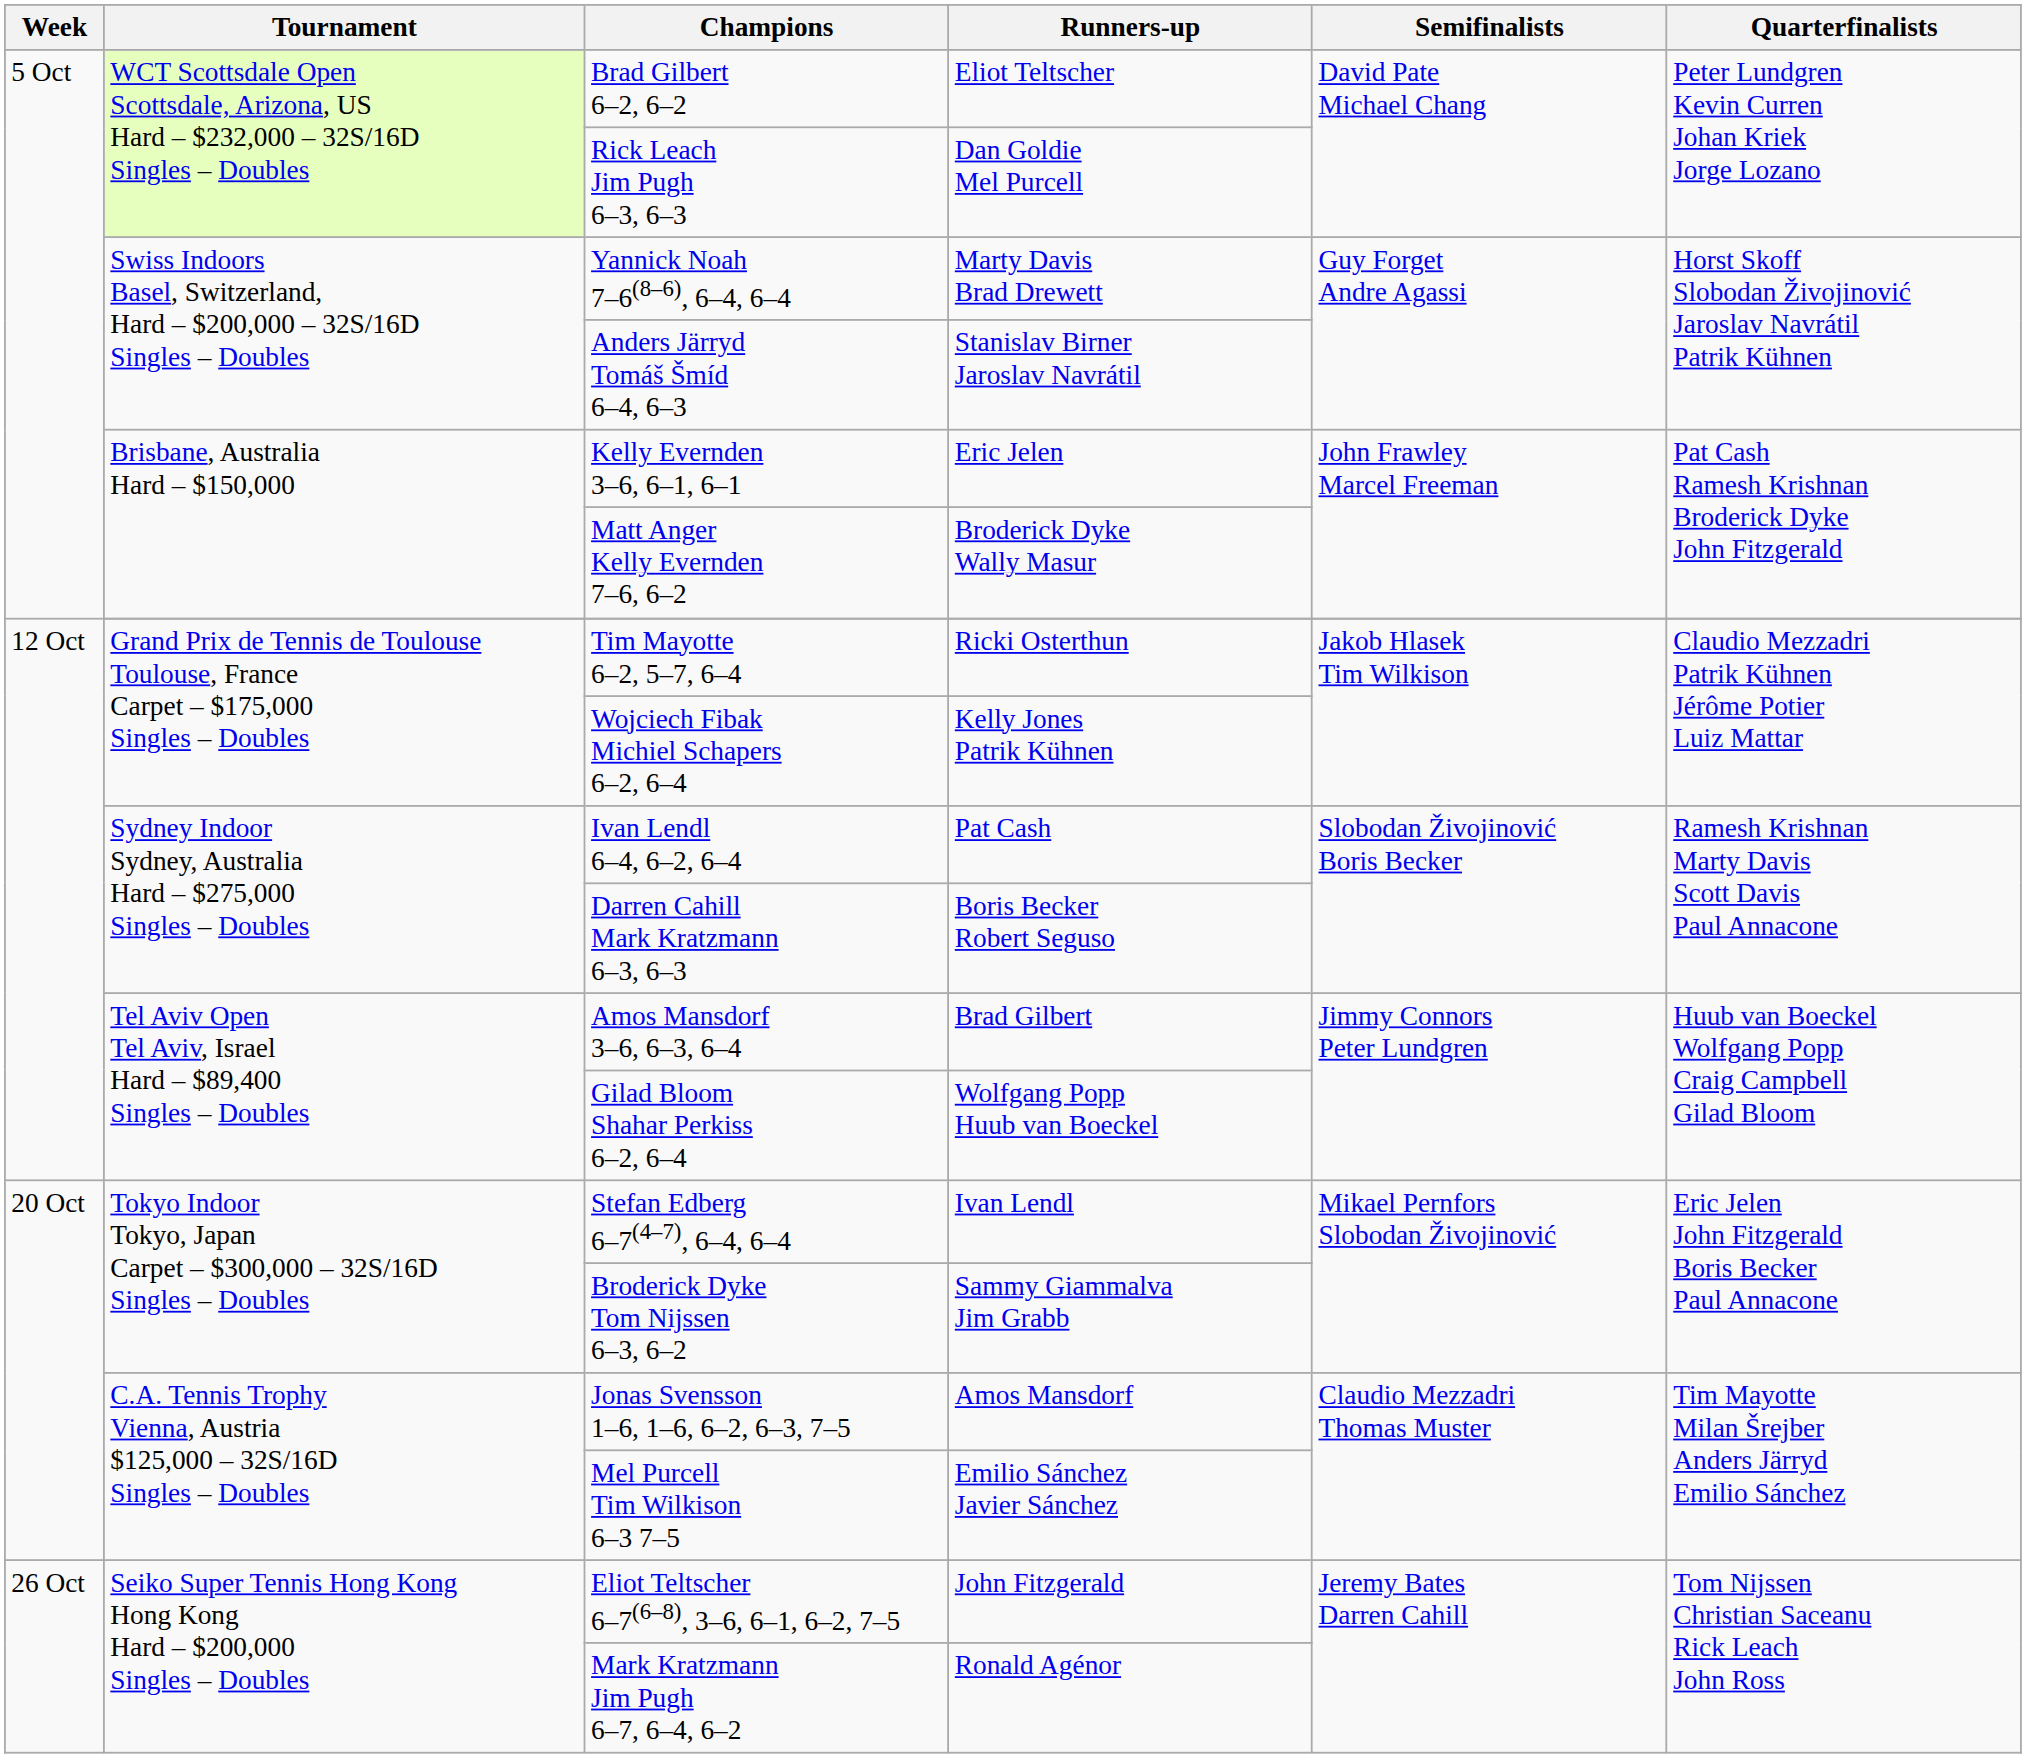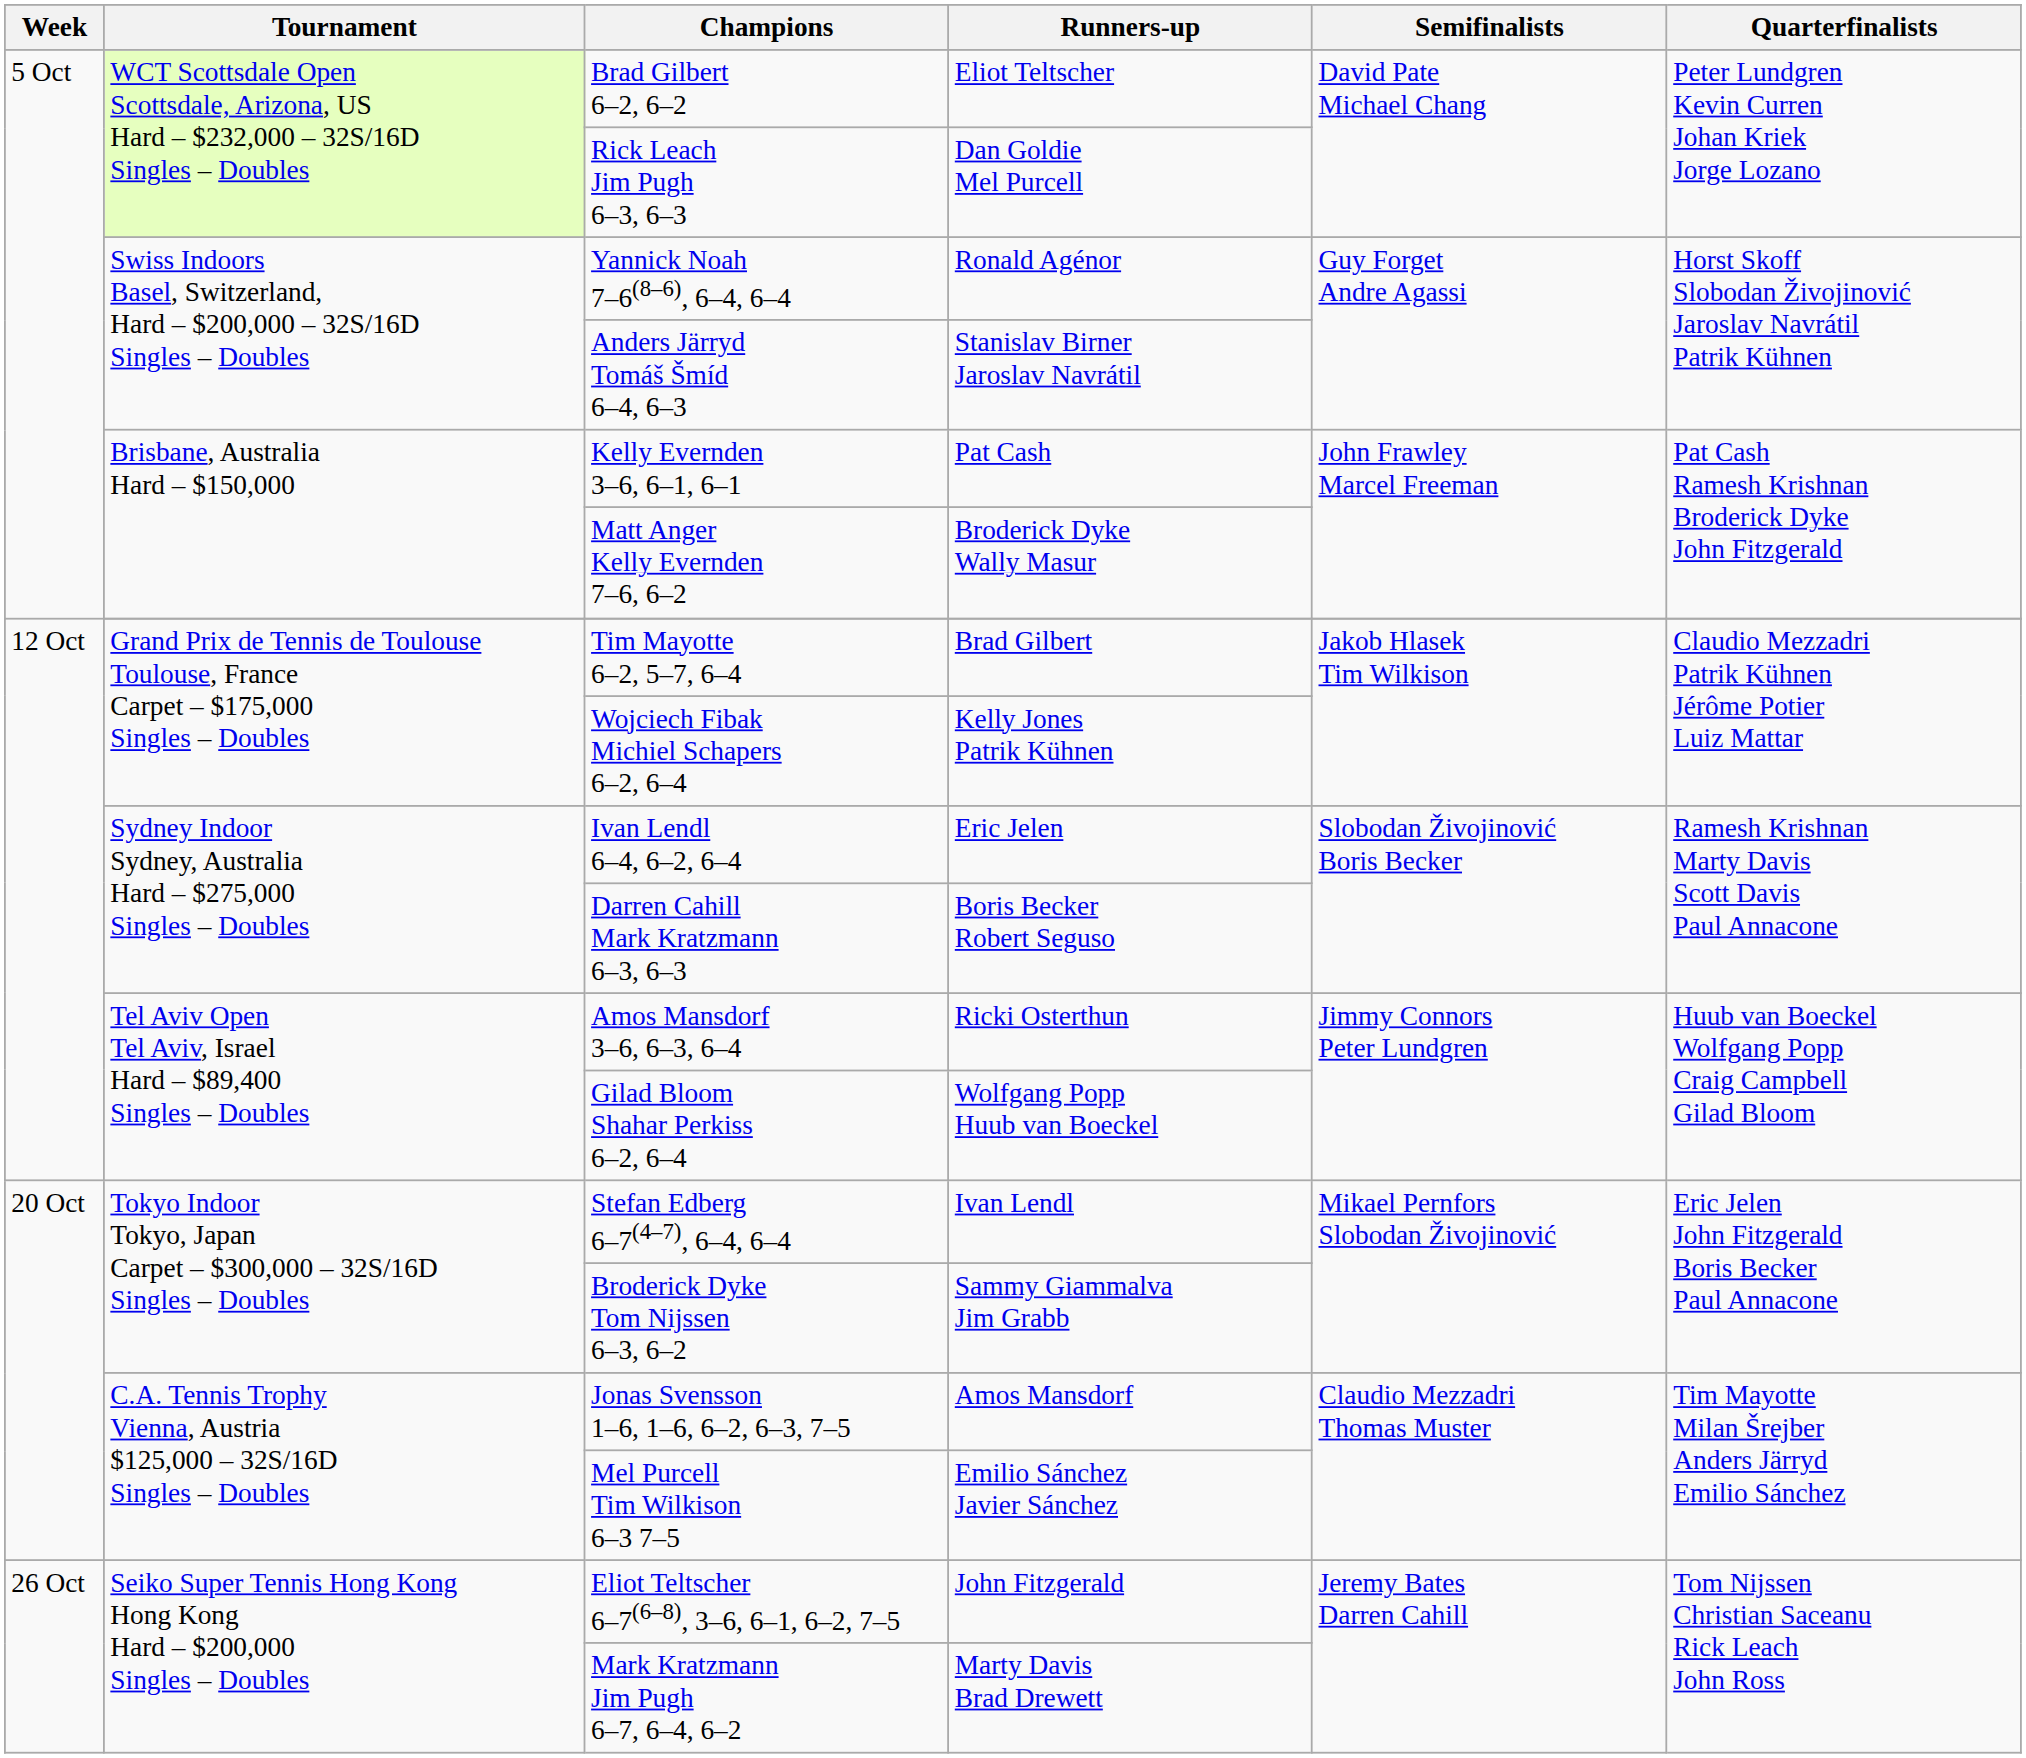(1029, 275) Marty Davis Brad Drewett -> (1038, 259) Ronald Agénor
(1009, 452) Eric Jelen -> (1003, 452) Pat Cash
(1042, 640) Ricki Osterthun -> (1024, 640) Brad Gilbert
(1003, 827) Pat Cash -> (1009, 827) Eric Jelen
(1024, 1014) Brad Gilbert -> (1042, 1014) Ricki Osterthun
(1038, 1665) Ronald Agénor -> (1029, 1682) Marty Davis Brad Drewett
